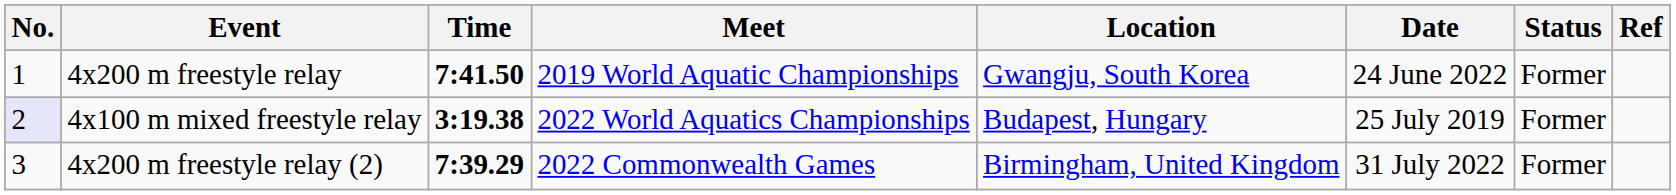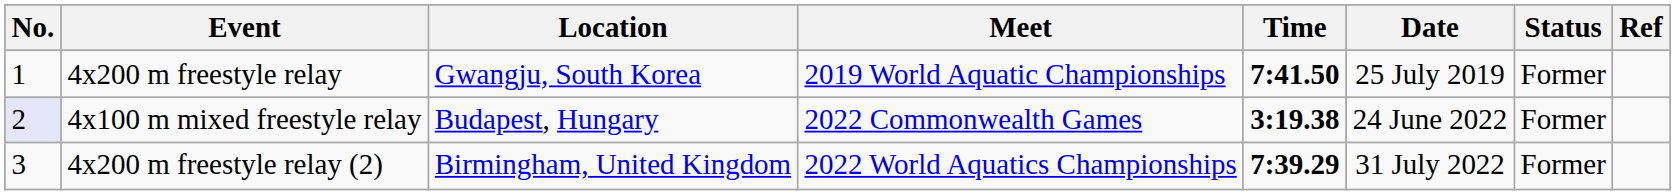columns swapped: (479, 27) <-> (1161, 27)
(1430, 73) 24 June 2022 -> (1430, 73) 25 July 2019
(754, 119) 2022 World Aquatics Championships -> (973, 119) 2022 Commonwealth Games
(1430, 119) 25 July 2019 -> (1430, 119) 24 June 2022
(706, 165) 2022 Commonwealth Games -> (1021, 165) 2022 World Aquatics Championships
